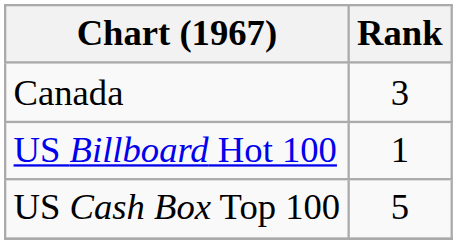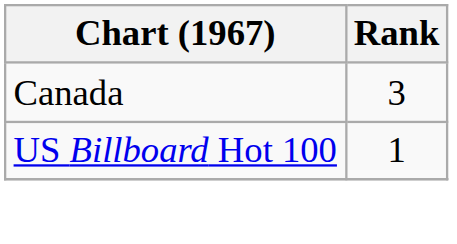- row: (177, 207)
